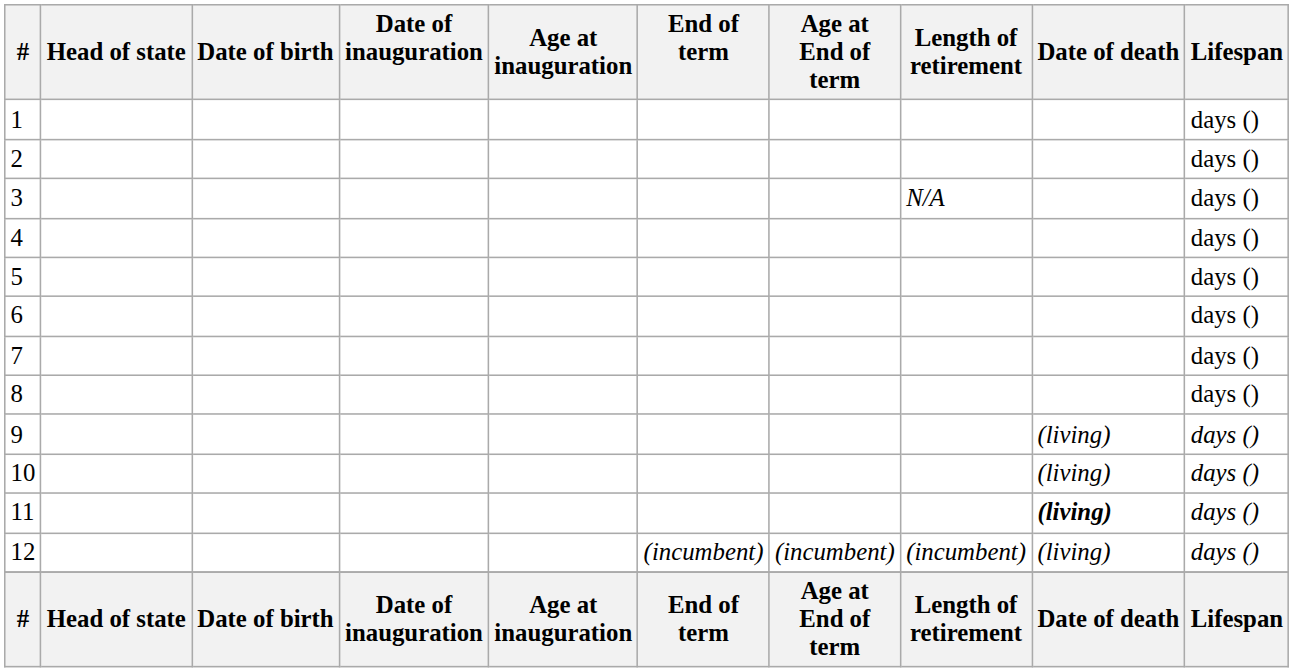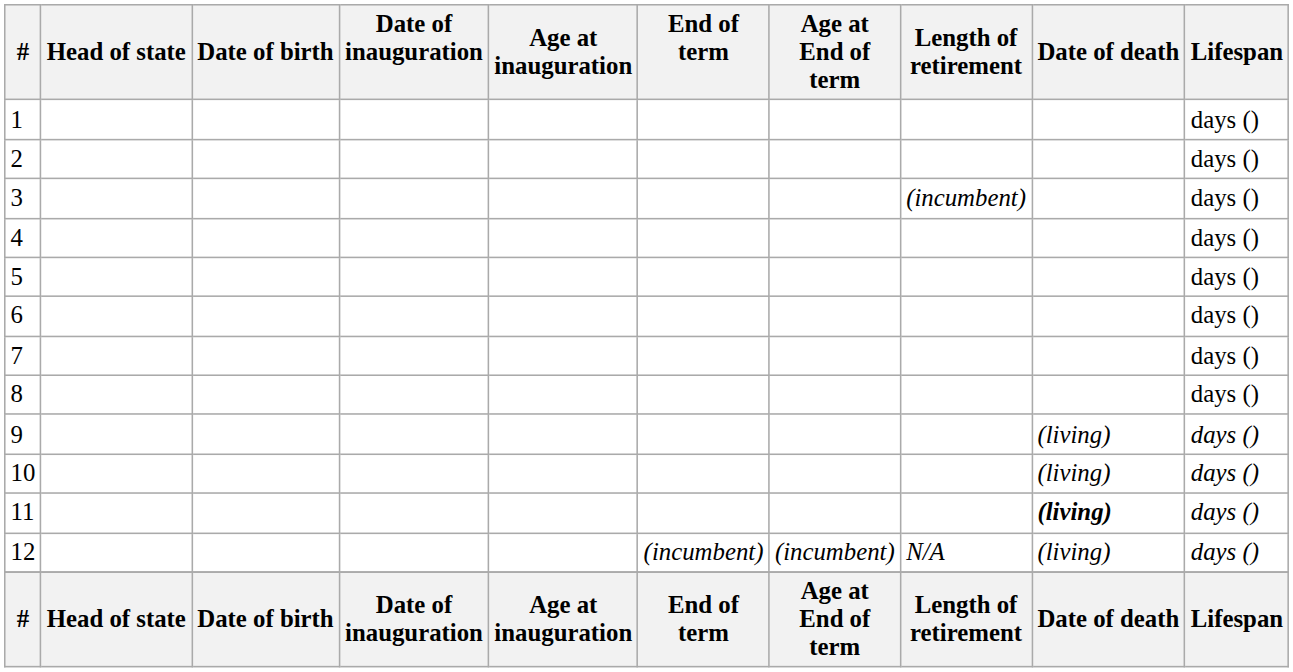(925, 197) N/A -> (966, 197) (incumbent)
(966, 551) (incumbent) -> (925, 551) N/A
